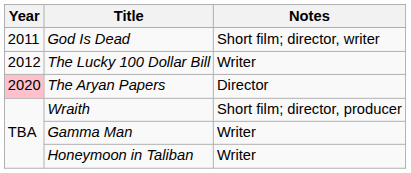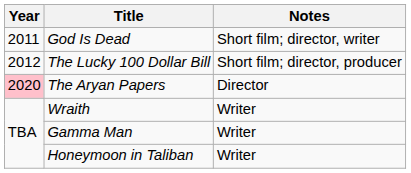(236, 62) Writer -> (309, 62) Short film; director, producer
(309, 109) Short film; director, producer -> (236, 109) Writer
